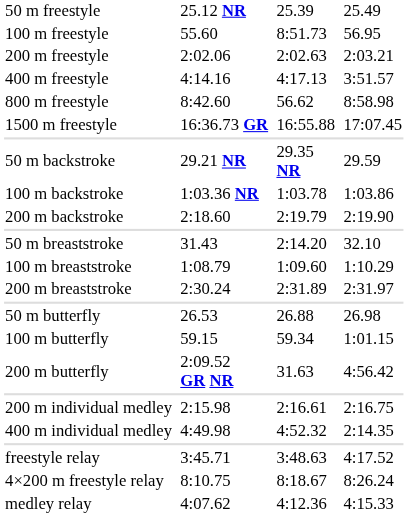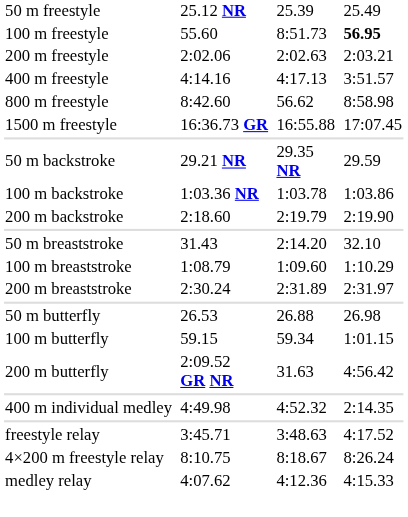(362, 33) normal -> (362, 33) bold
- row: (89, 407)
